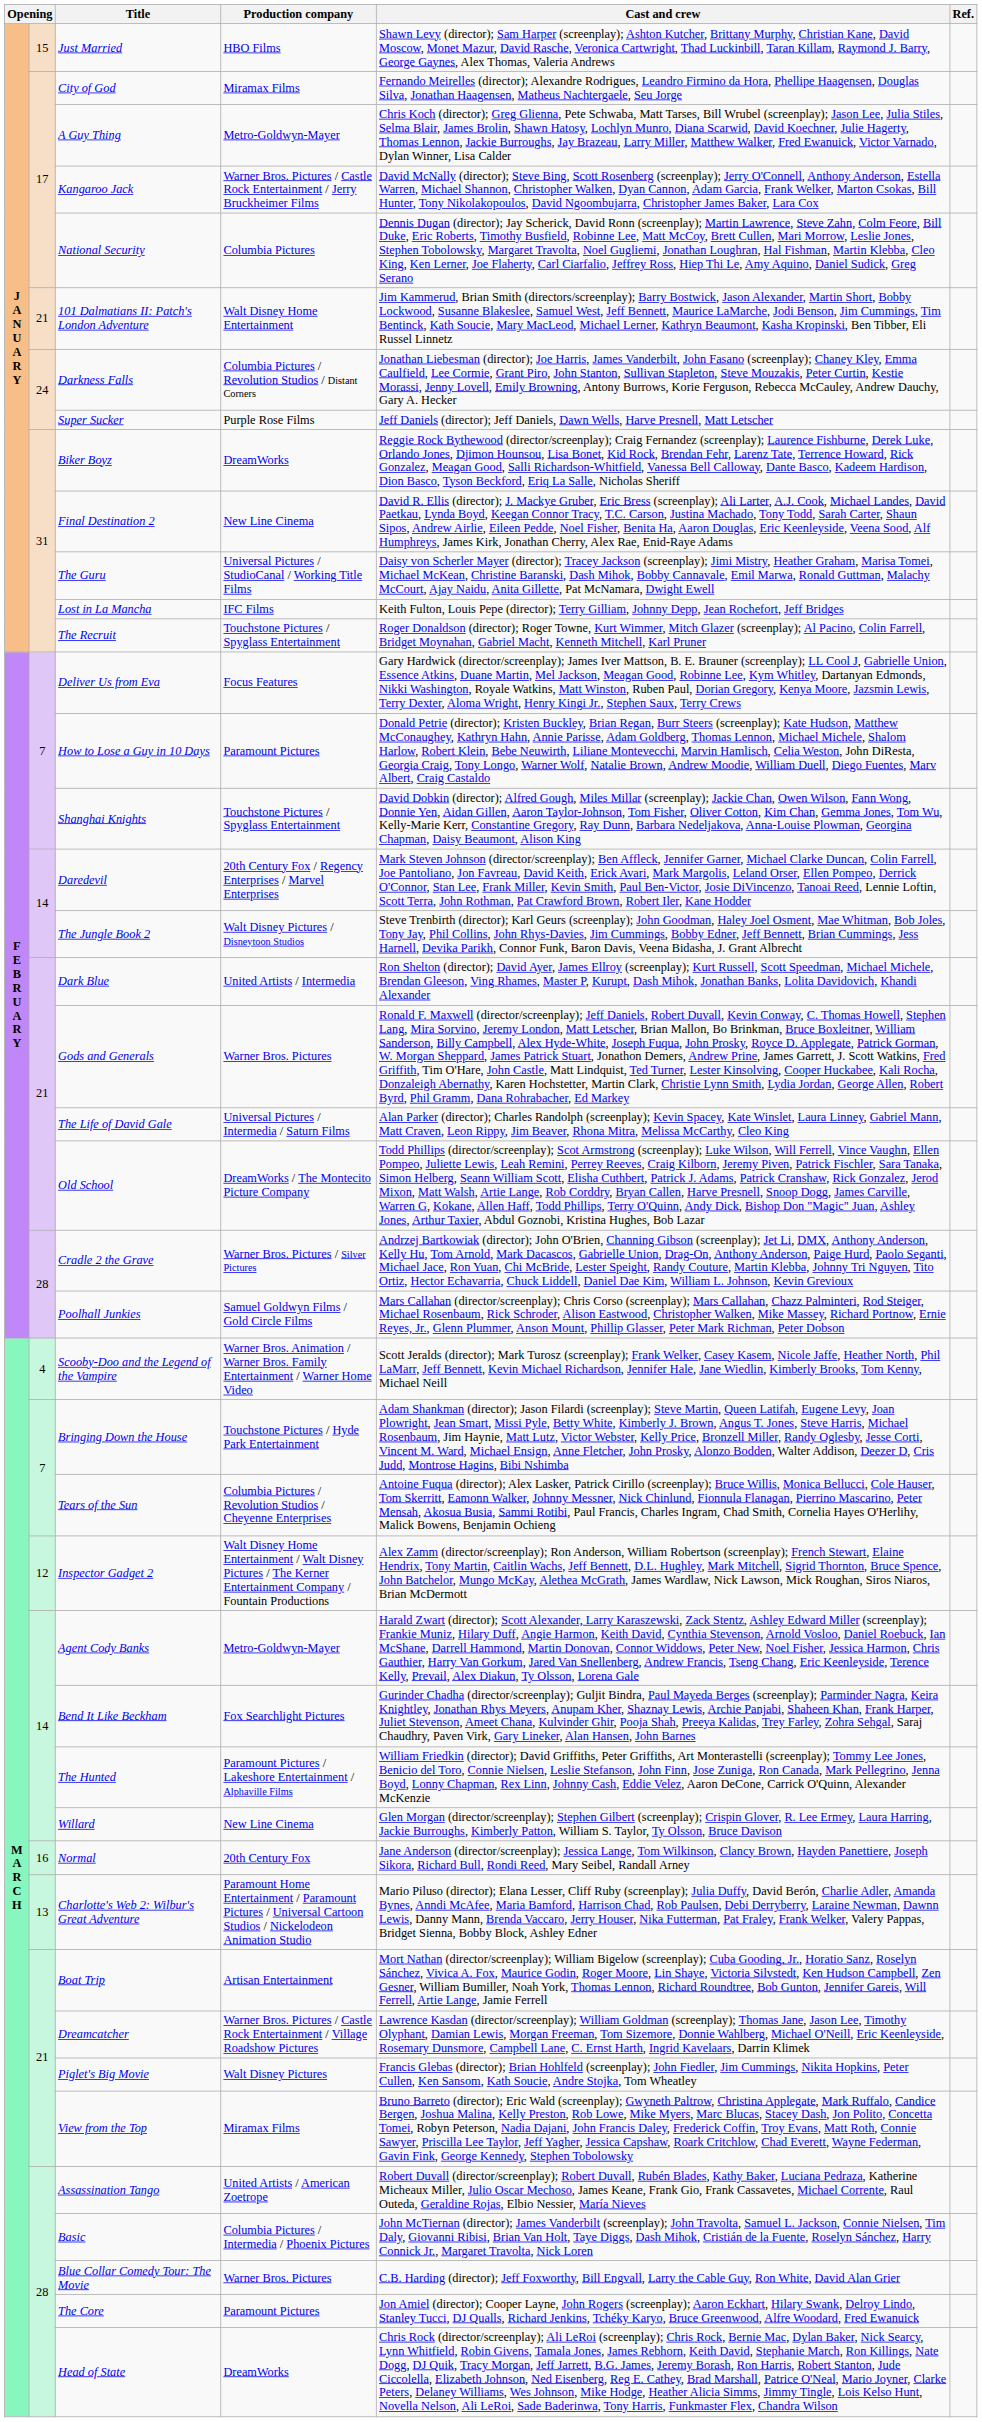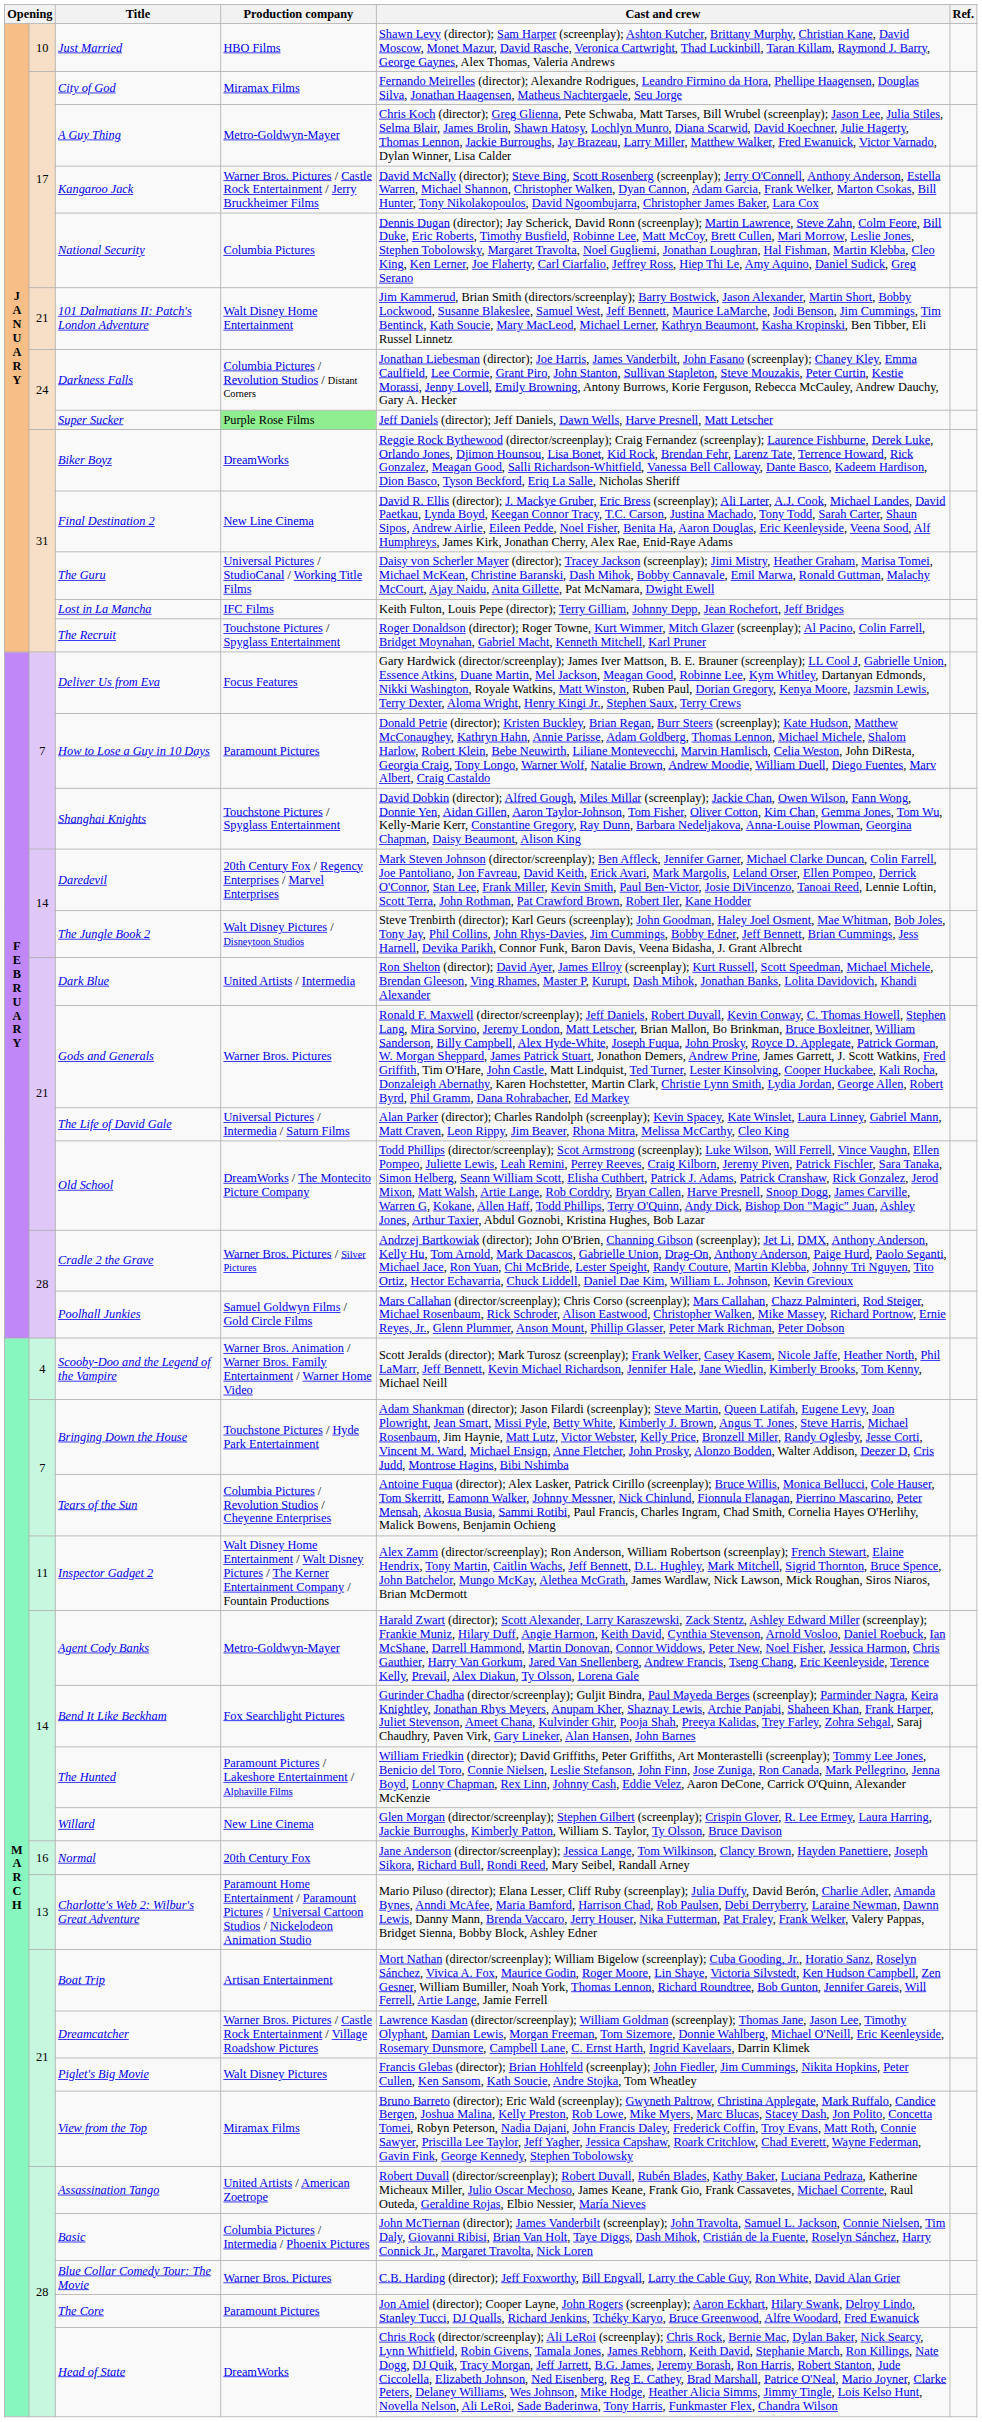(42, 47) 15 -> (42, 47) 10
(269, 420) no background -> (269, 420) lightgreen background
(42, 1573) 12 -> (42, 1573) 11
